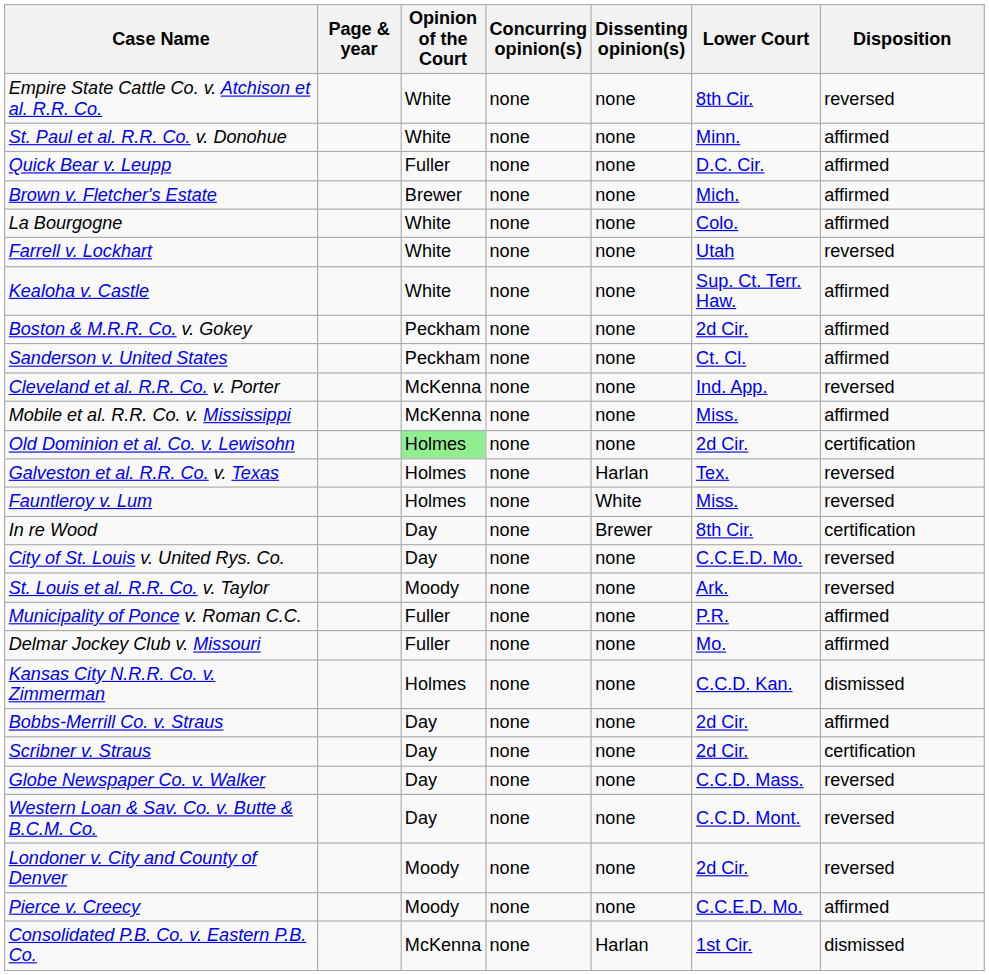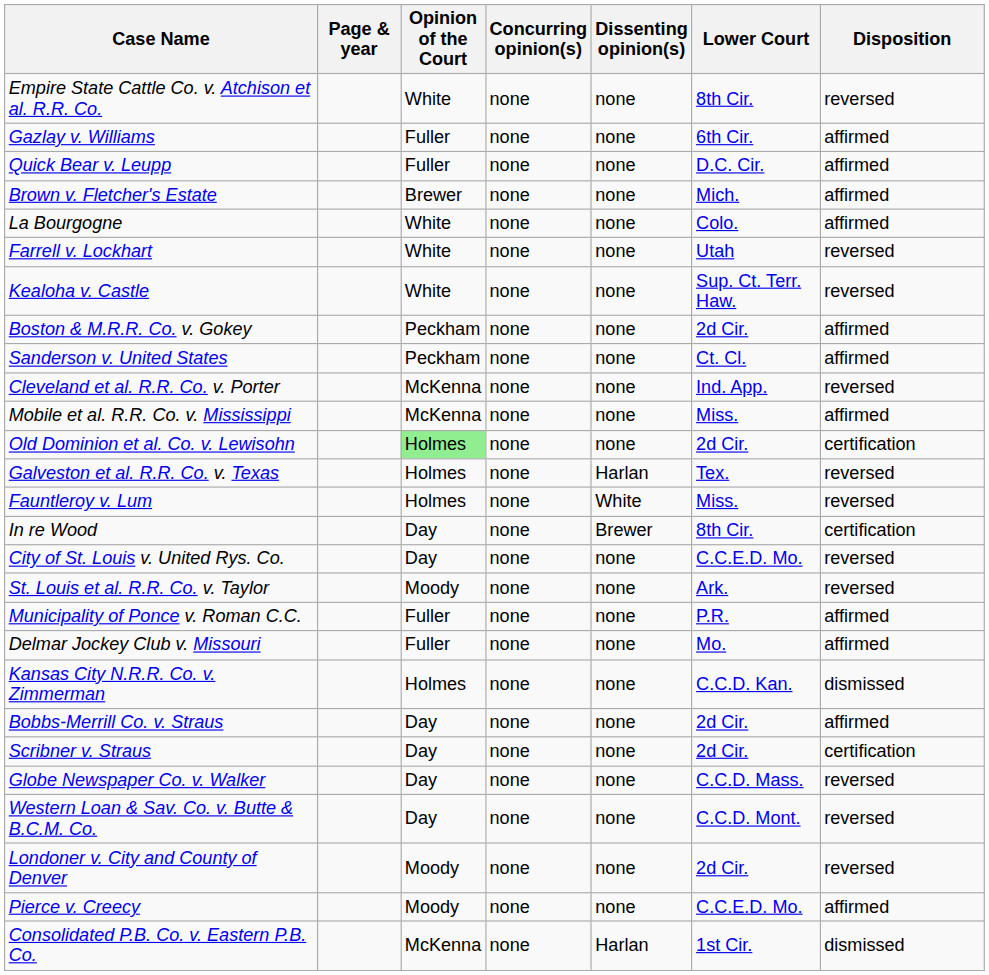- row: (148, 137)
+ row: (82, 137)
(857, 290) affirmed -> (859, 290) reversed
